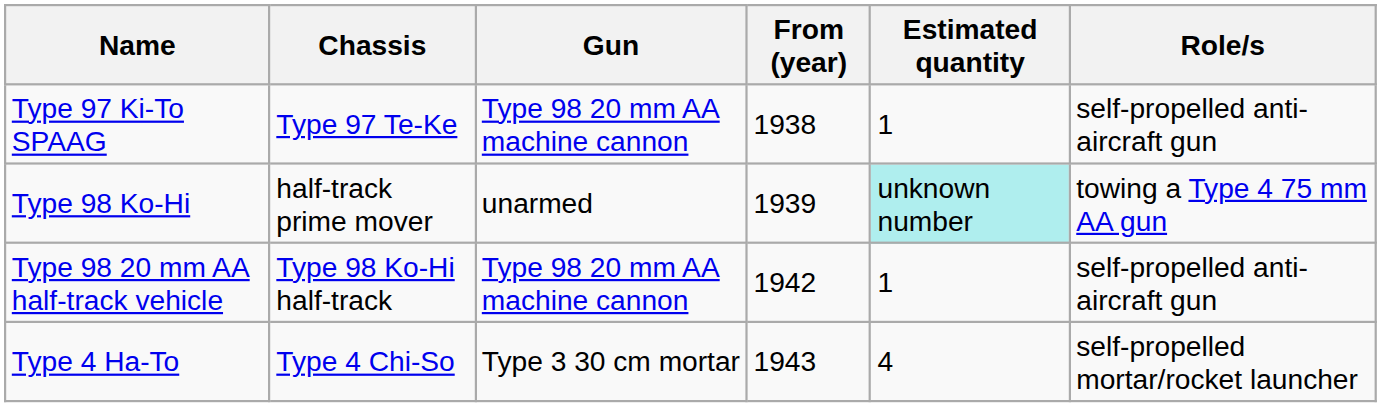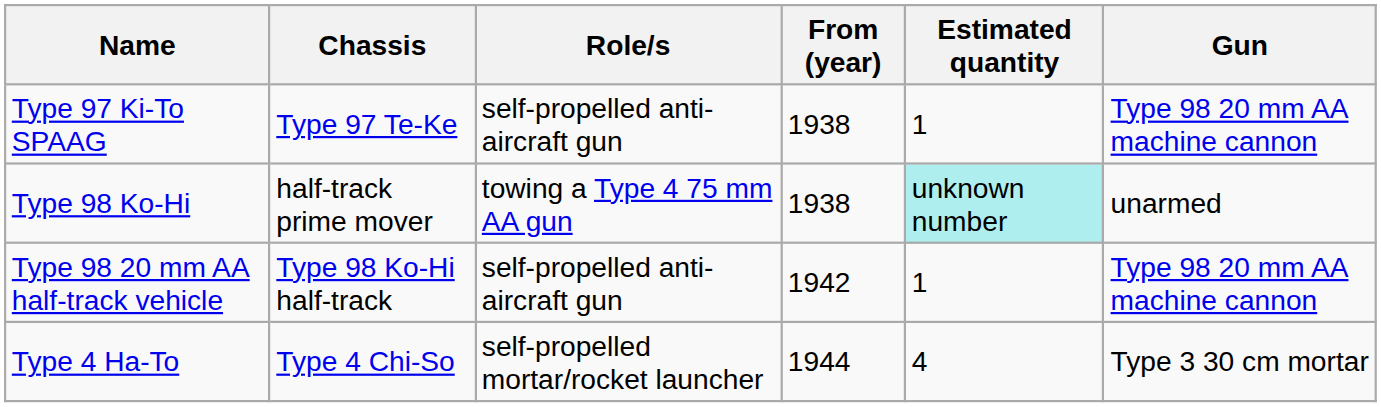columns swapped: (611, 45) <-> (1223, 45)
(785, 203) 1939 -> (819, 203) 1938
(785, 362) 1943 -> (819, 362) 1944
